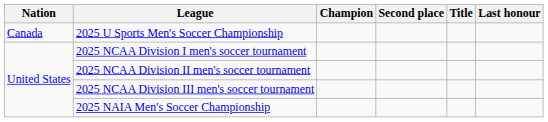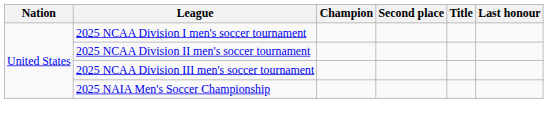- row: (180, 32)
